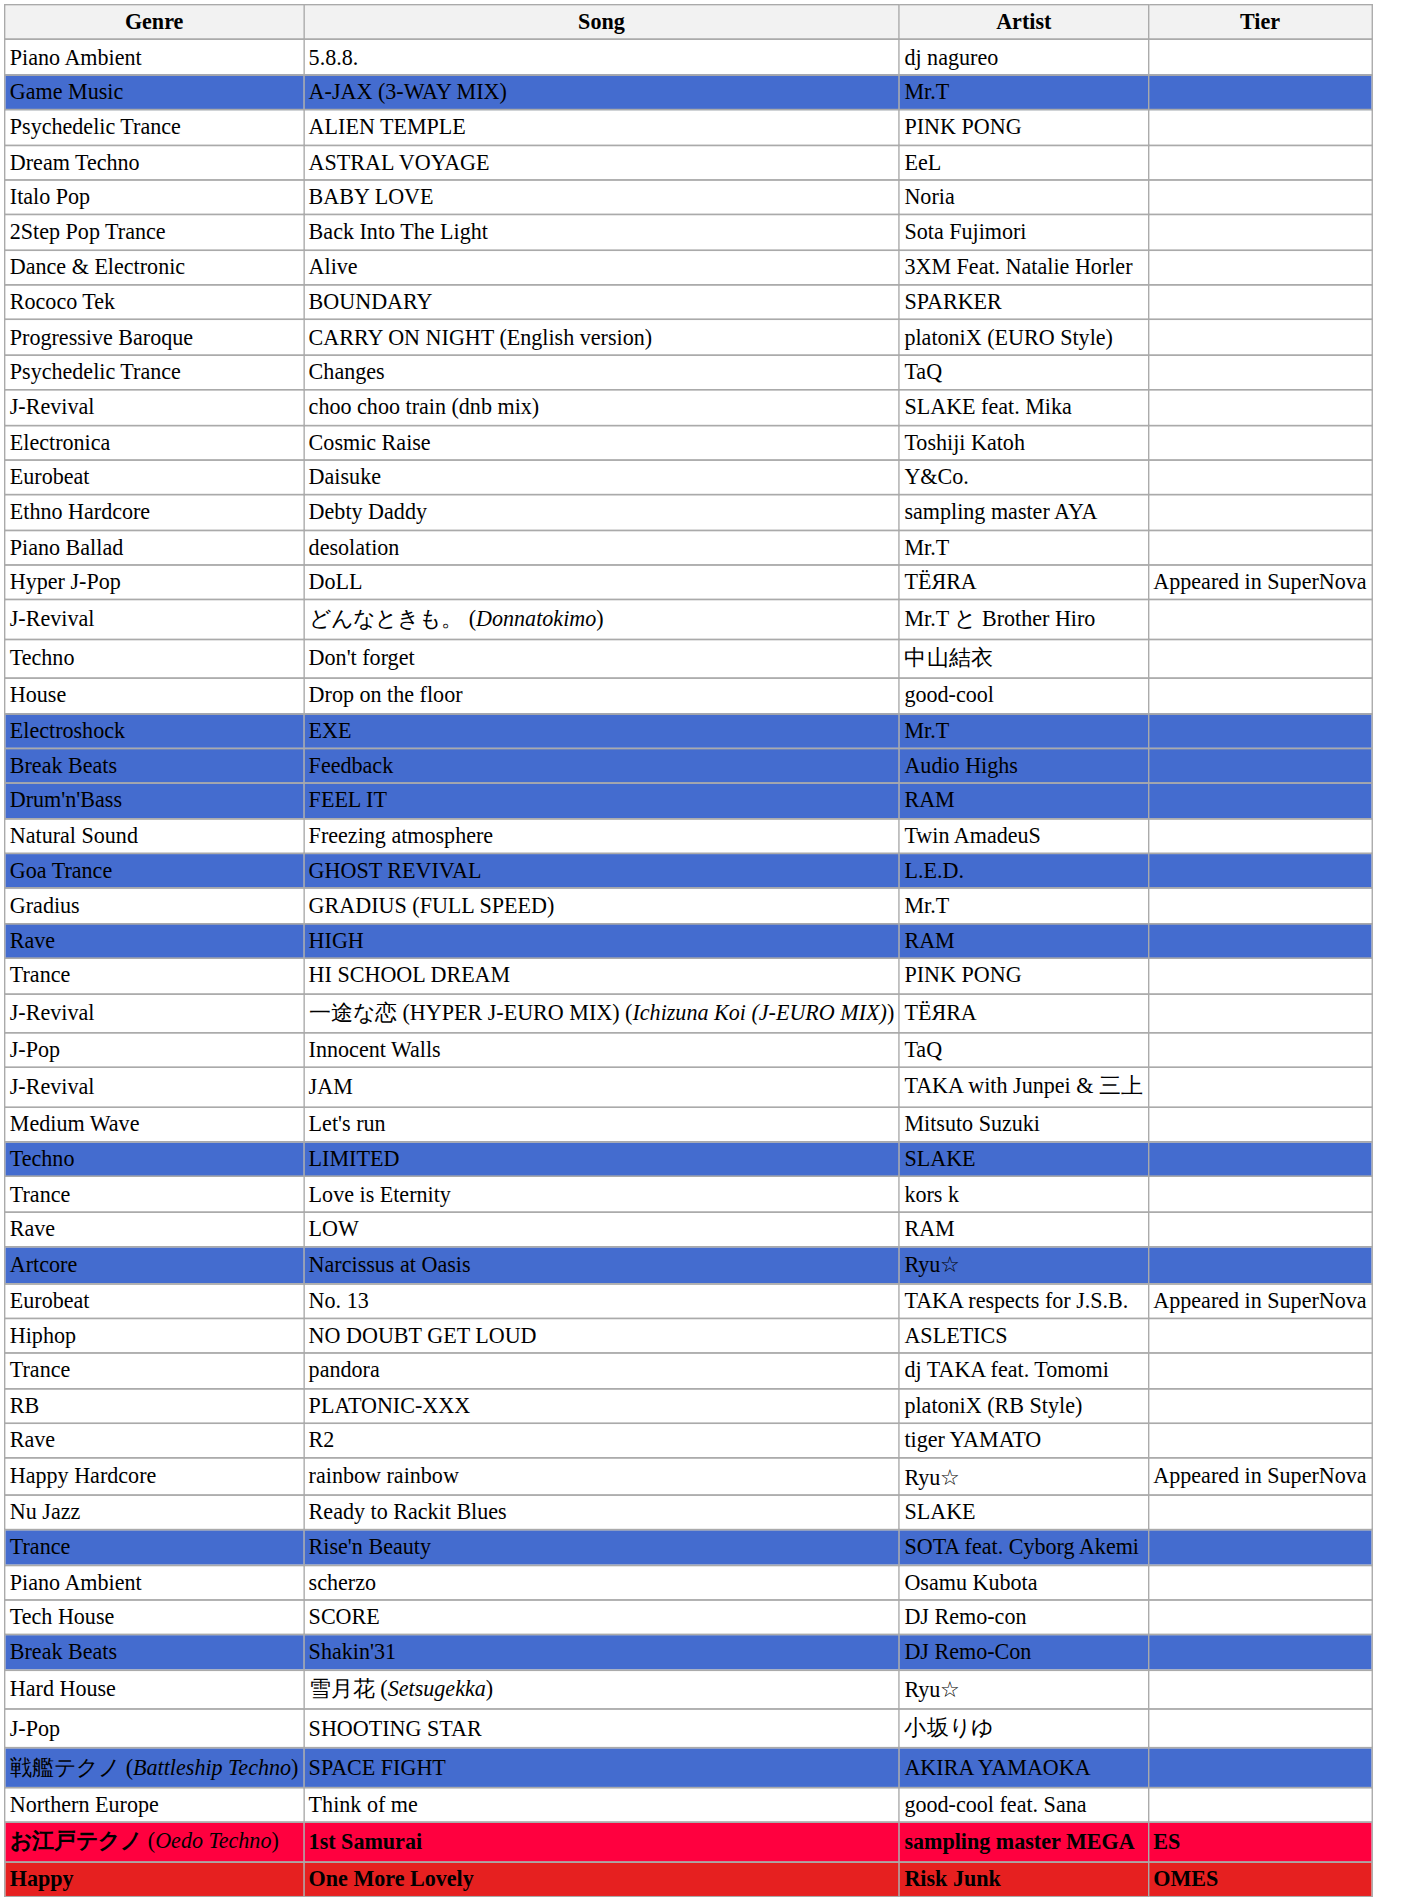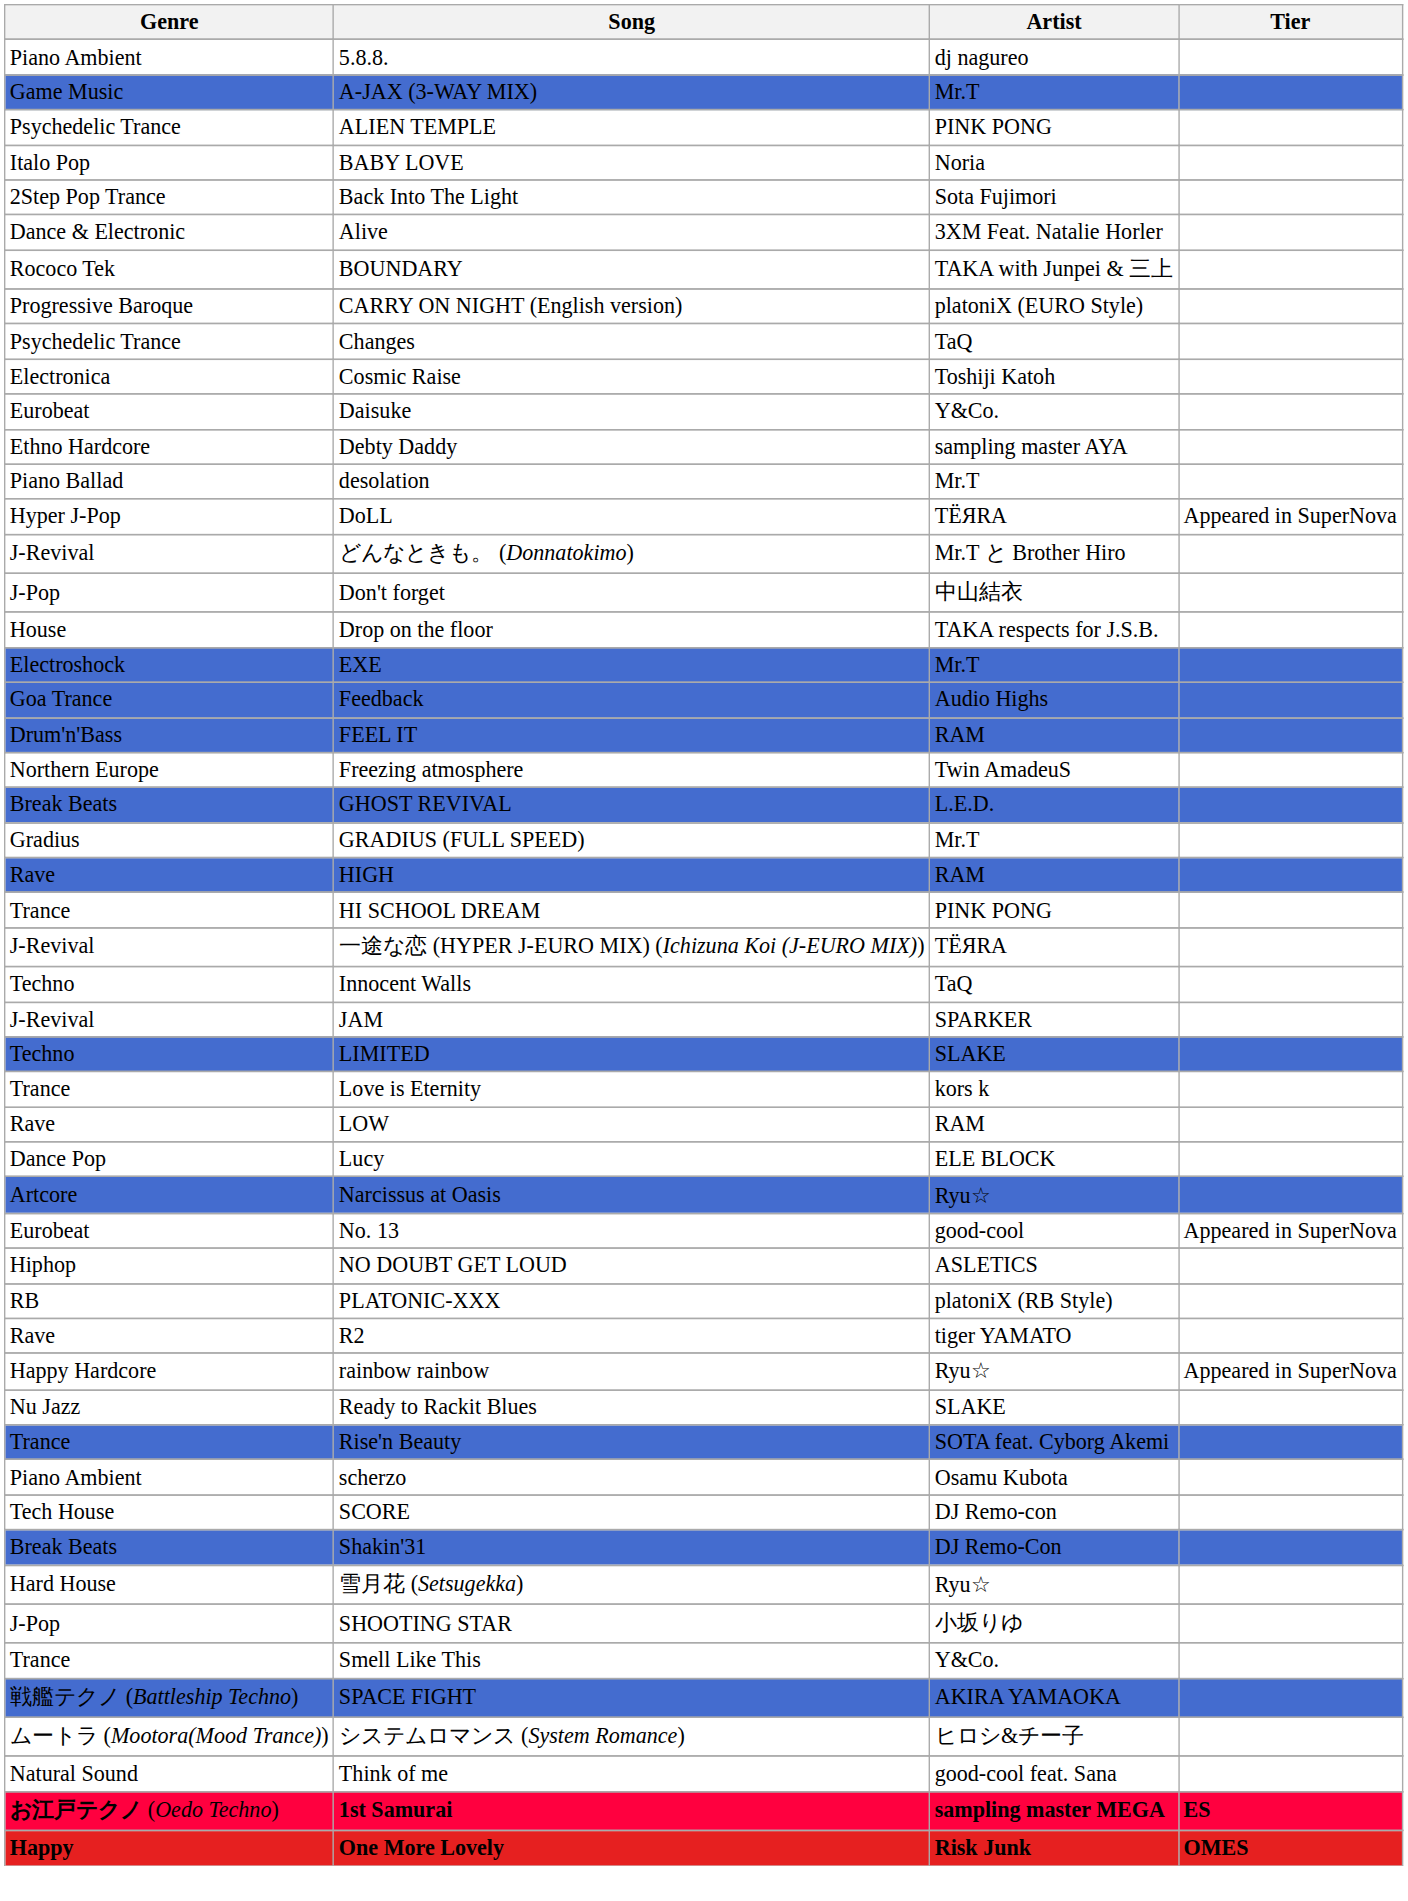- row: (399, 162)
(953, 302) SPARKER -> (1054, 268) TAKA with Junpei & 三上
- row: (424, 407)
(42, 658) Techno -> (35, 592) J-Pop
(949, 695) good-cool -> (1047, 629) TAKA respects for J.S.B.
(63, 765) Break Beats -> (61, 699) Goa Trance
(74, 835) Natural Sound -> (84, 769) Northern Europe
(61, 870) Goa Trance -> (63, 804) Break Beats
(35, 1049) J-Pop -> (42, 984) Techno
(1024, 1086) TAKA with Junpei & 三上 -> (983, 1019) SPARKER
- row: (347, 1124)
+ row: (362, 1159)
(1016, 1300) TAKA respects for J.S.B. -> (979, 1230) good-cool
- row: (344, 1370)
+ row: (410, 1660)
+ row: (512, 1735)
(84, 1804) Northern Europe -> (74, 1773) Natural Sound
